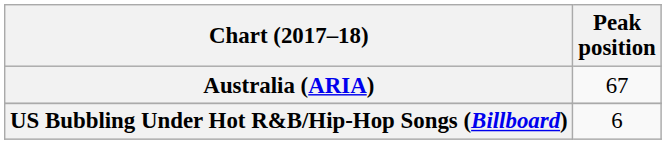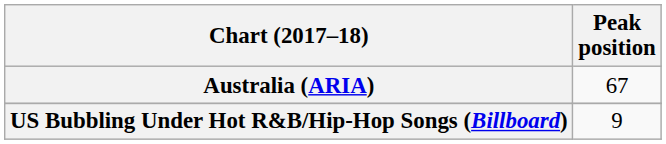(617, 120) 6 -> (617, 120) 9
